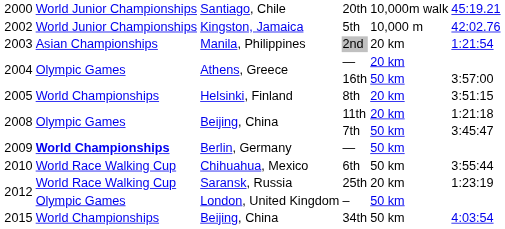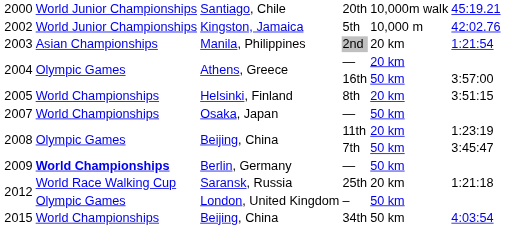+ row: (18, 113)
(472, 113) 1:21:18 -> (472, 131) 1:23:19
- row: (18, 166)
(472, 183) 1:23:19 -> (472, 183) 1:21:18
